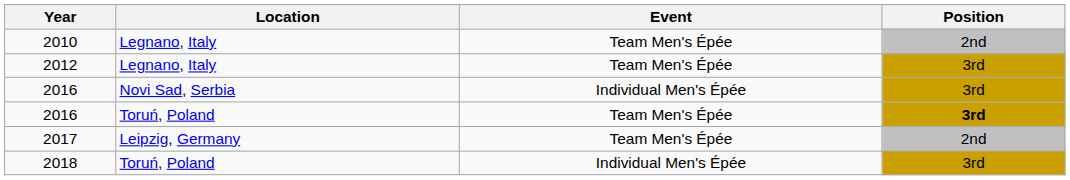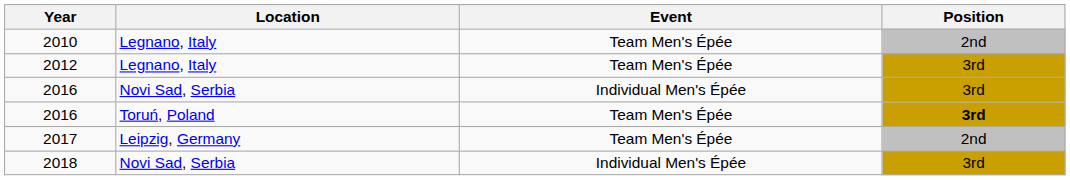(167, 163) Toruń, Poland -> (177, 163) Novi Sad, Serbia
